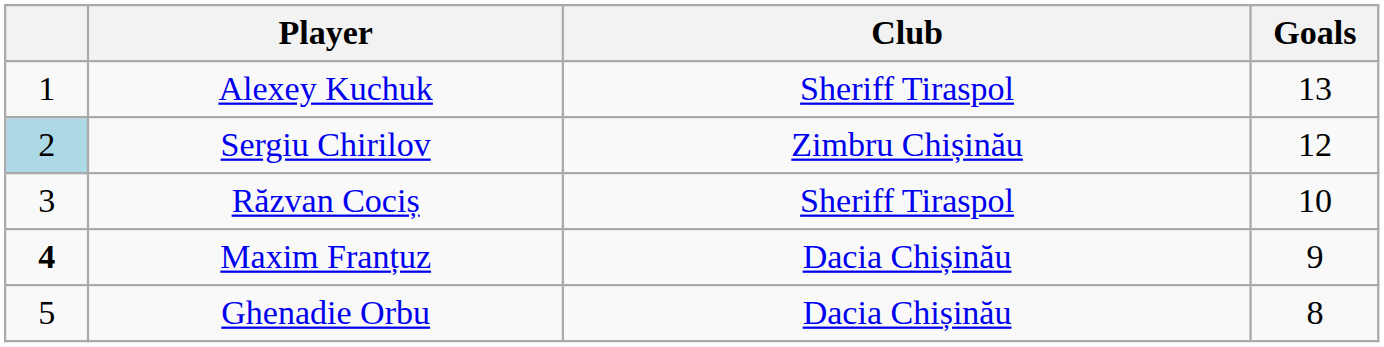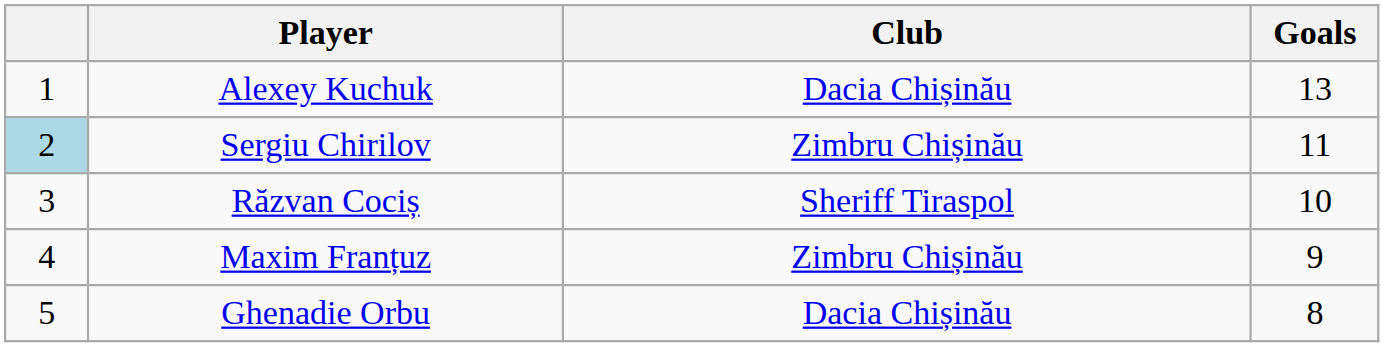(907, 88) Sheriff Tiraspol -> (907, 88) Dacia Chișinău
(1315, 145) 12 -> (1315, 145) 11
(47, 257) bold -> (47, 257) normal
(907, 257) Dacia Chișinău -> (907, 257) Zimbru Chișinău
